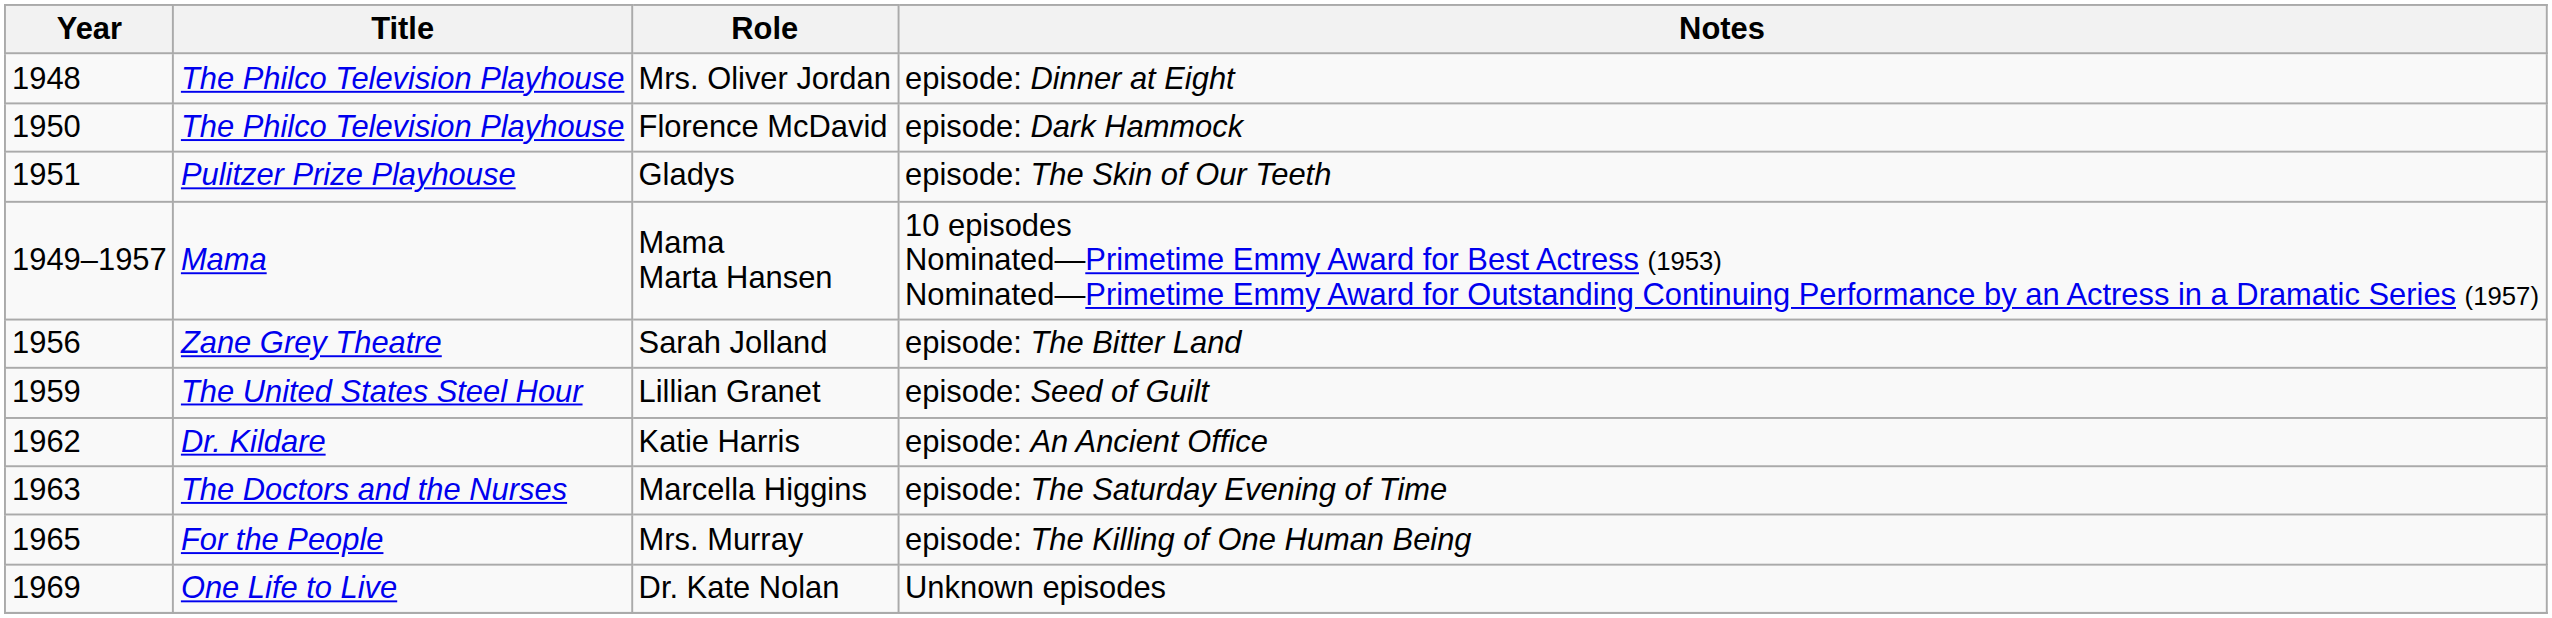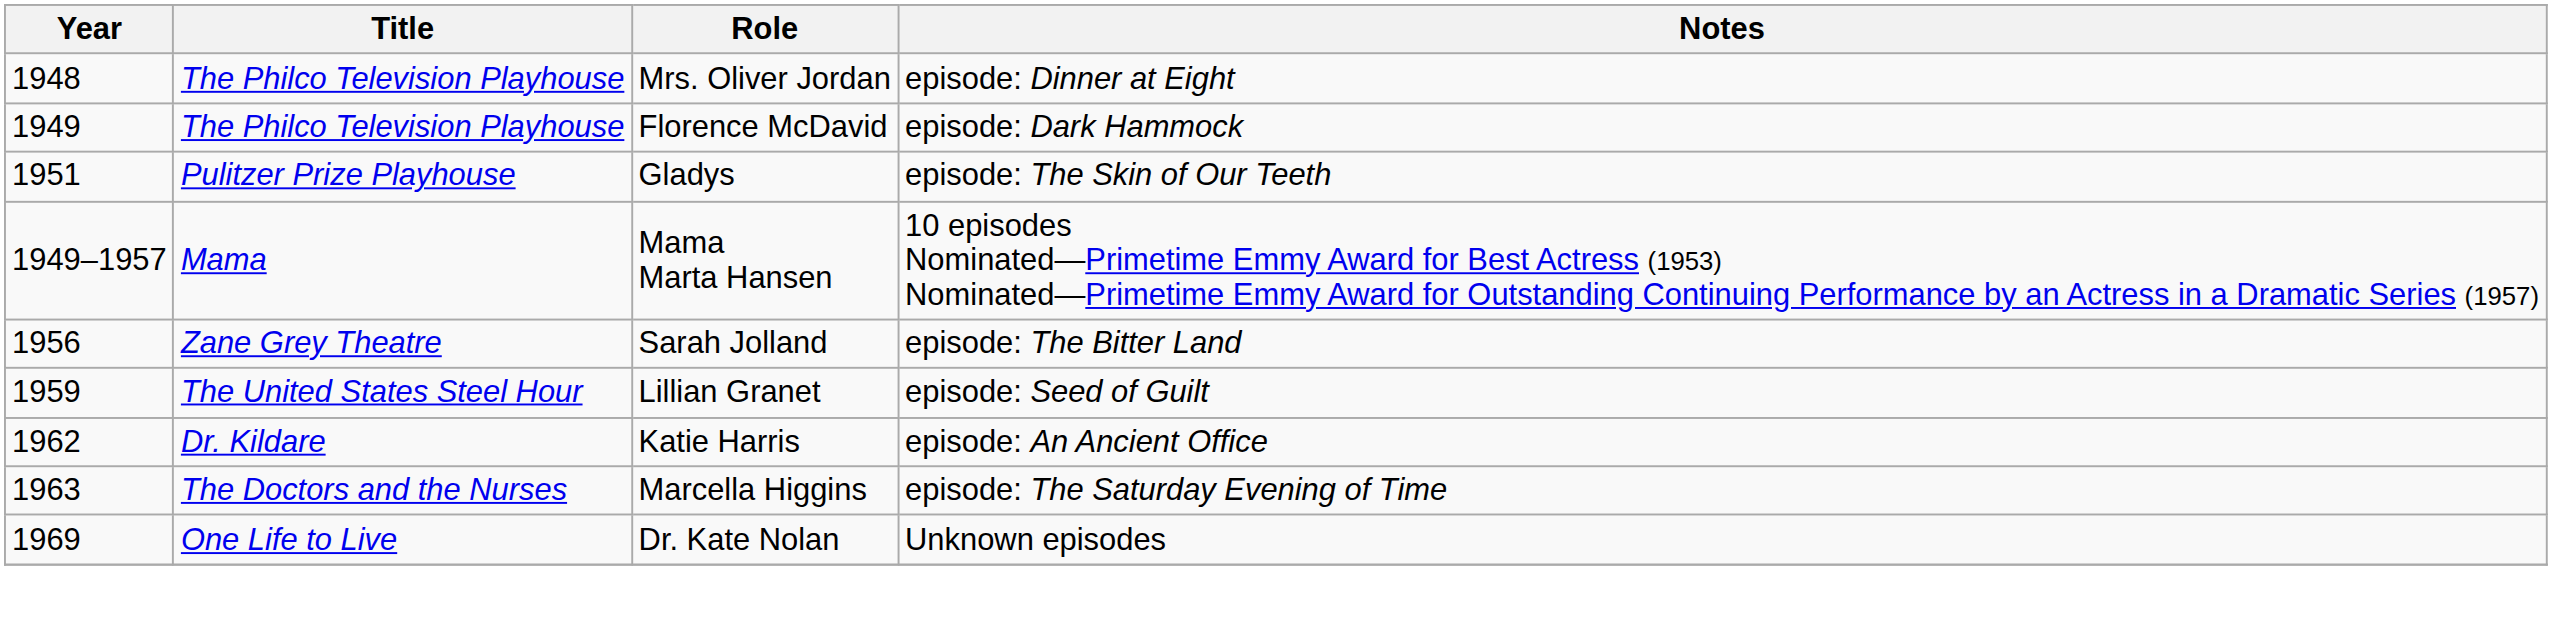(46, 126) 1950 -> (46, 126) 1949
- row: (721, 539)
